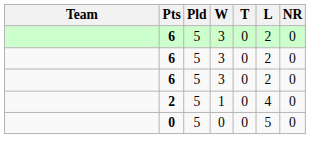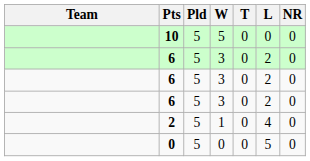+ row: (172, 36)
